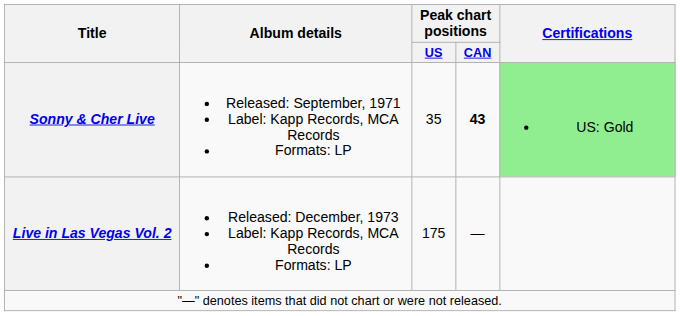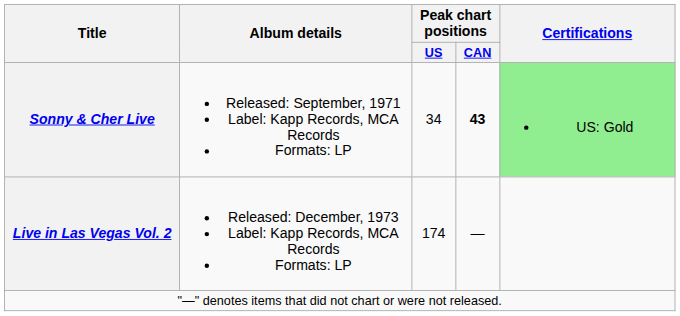(434, 119) 35 -> (434, 119) 34
(434, 233) 175 -> (434, 233) 174
